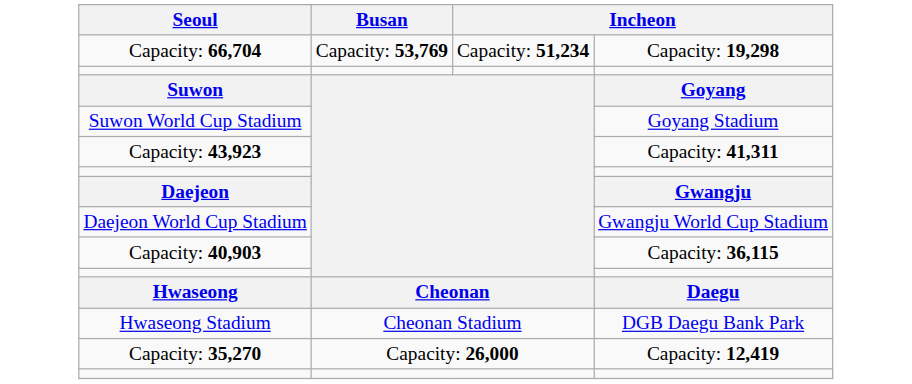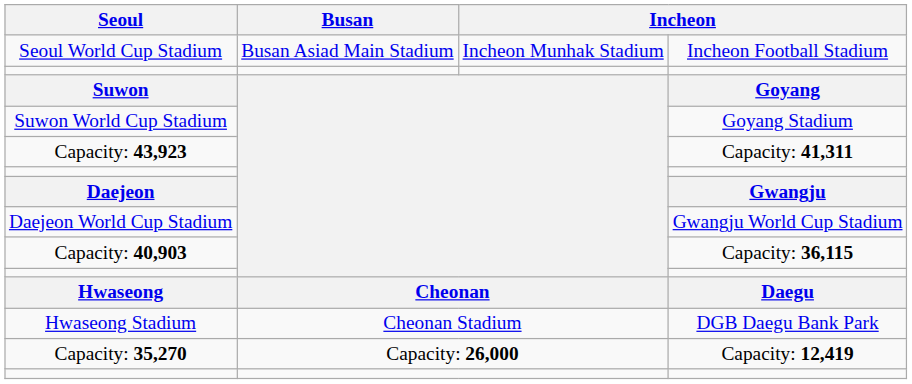+ row: (121, 50)
- row: (195, 50)
